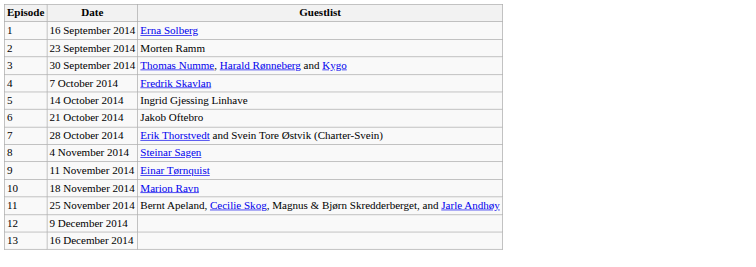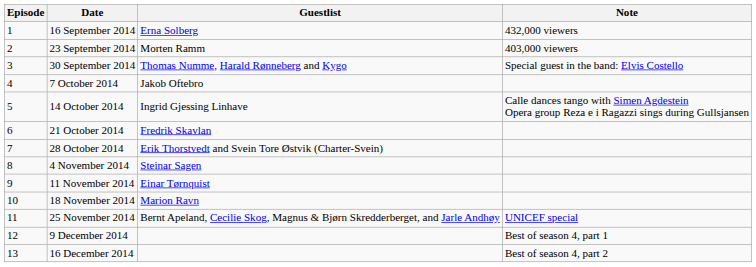+ column: (627, 13)
(176, 83) Fredrik Skavlan -> (172, 83) Jakob Oftebro
(172, 118) Jakob Oftebro -> (176, 130) Fredrik Skavlan
